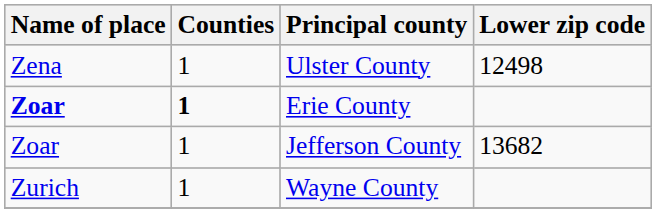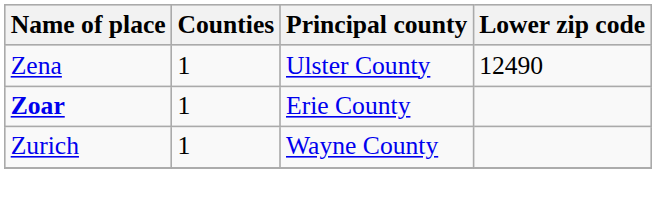(511, 65) 12498 -> (511, 65) 12490
(184, 106) bold -> (184, 106) normal
- row: (374, 146)
